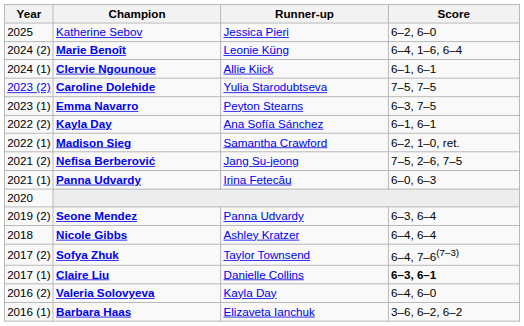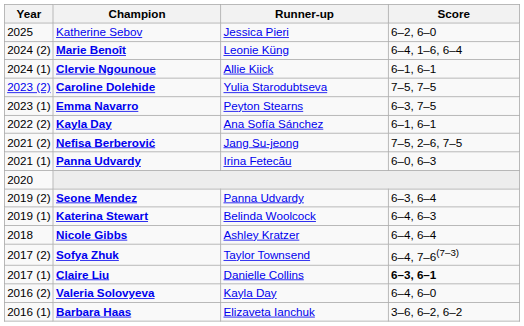- row: (94, 143)
+ row: (102, 217)
